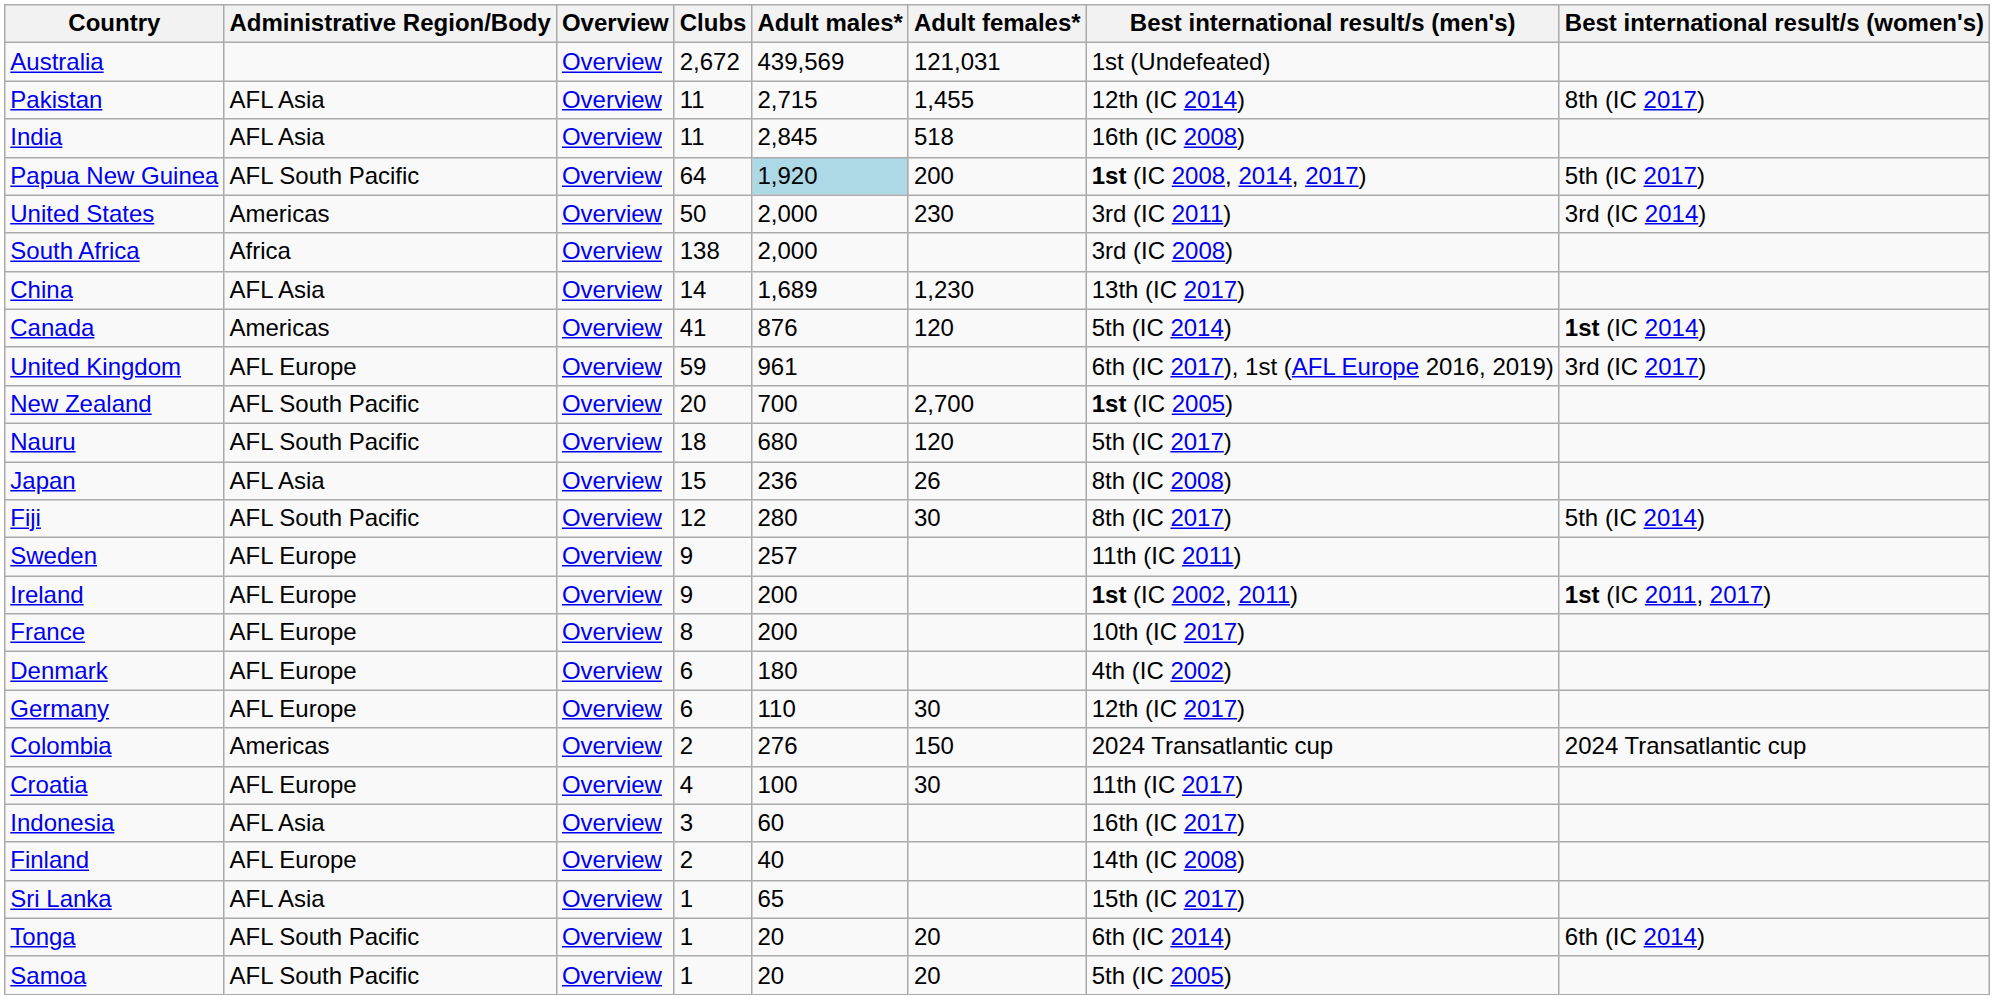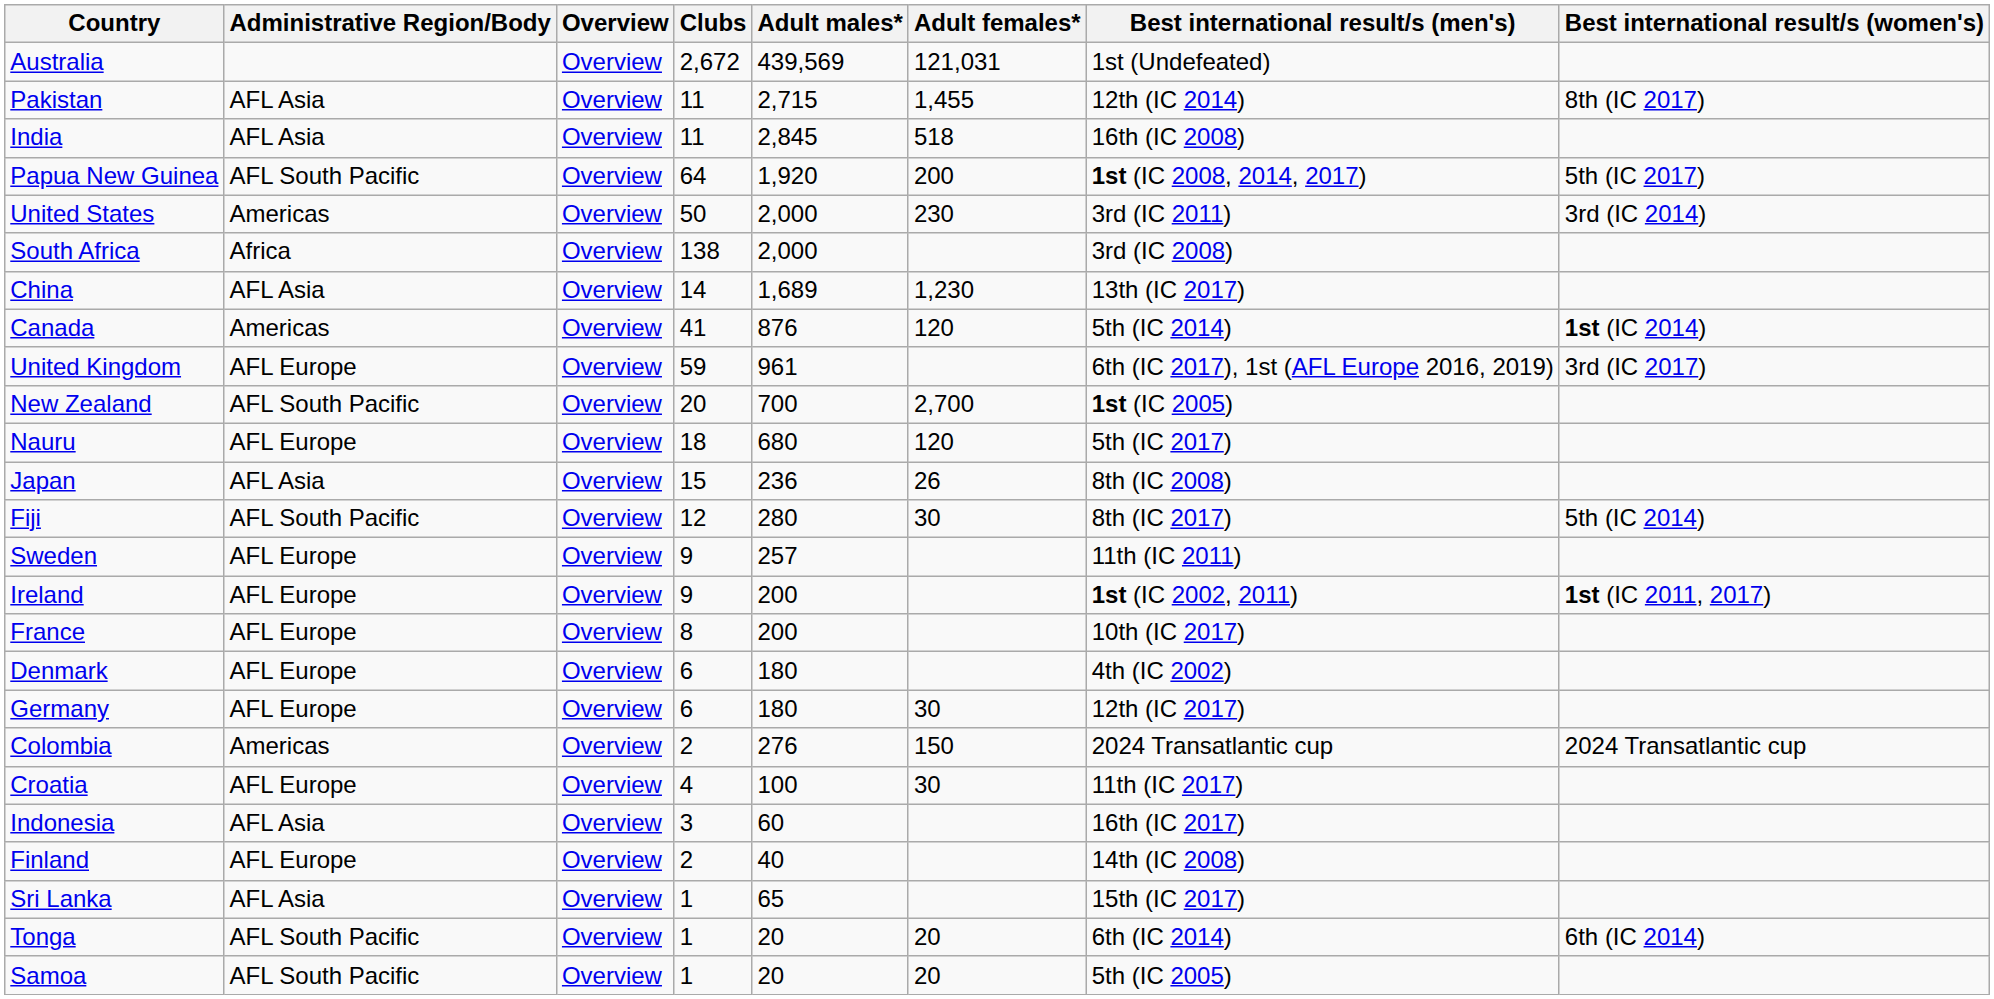(788, 175) lightblue background -> (788, 175) no background
(324, 442) AFL South Pacific -> (293, 442) AFL Europe
(777, 708) 110 -> (777, 708) 180
